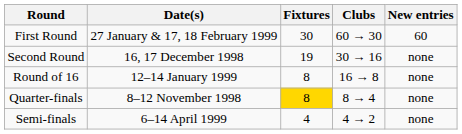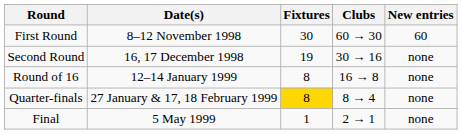(184, 35) 27 January & 17, 18 February 1999 -> (184, 35) 8–12 November 1998
(184, 98) 8–12 November 1998 -> (184, 98) 27 January & 17, 18 February 1999
- row: (46, 118)
+ row: (46, 118)
